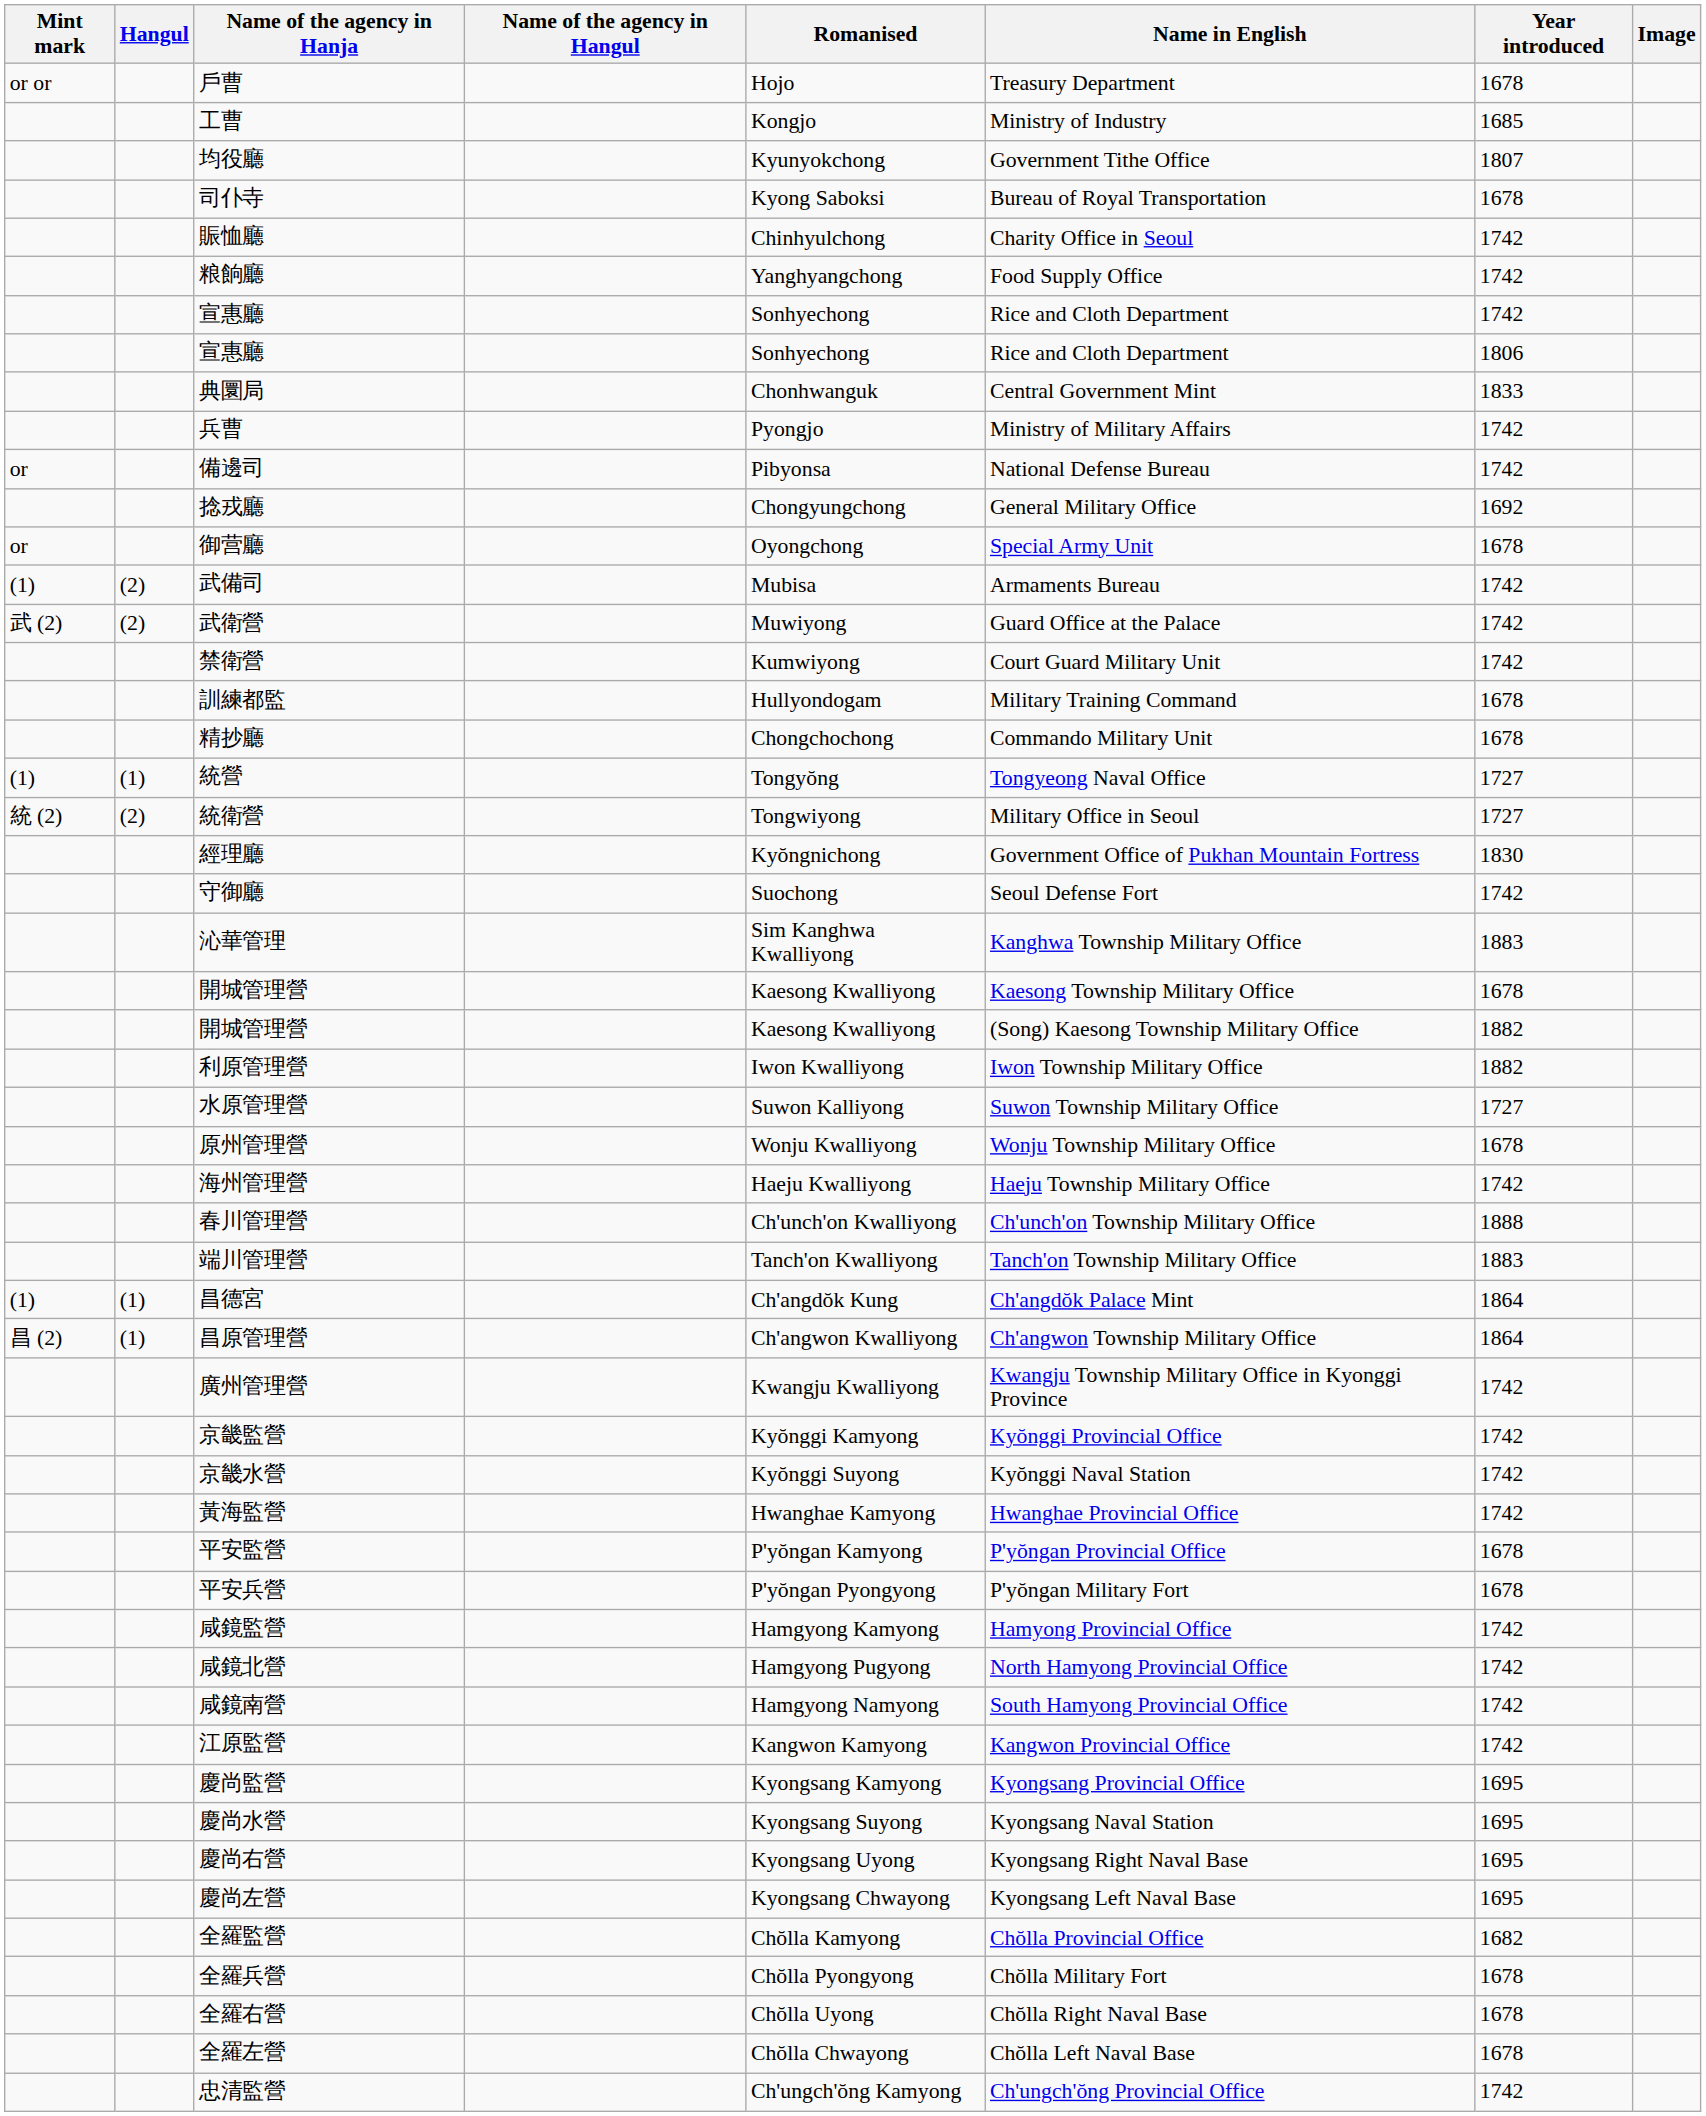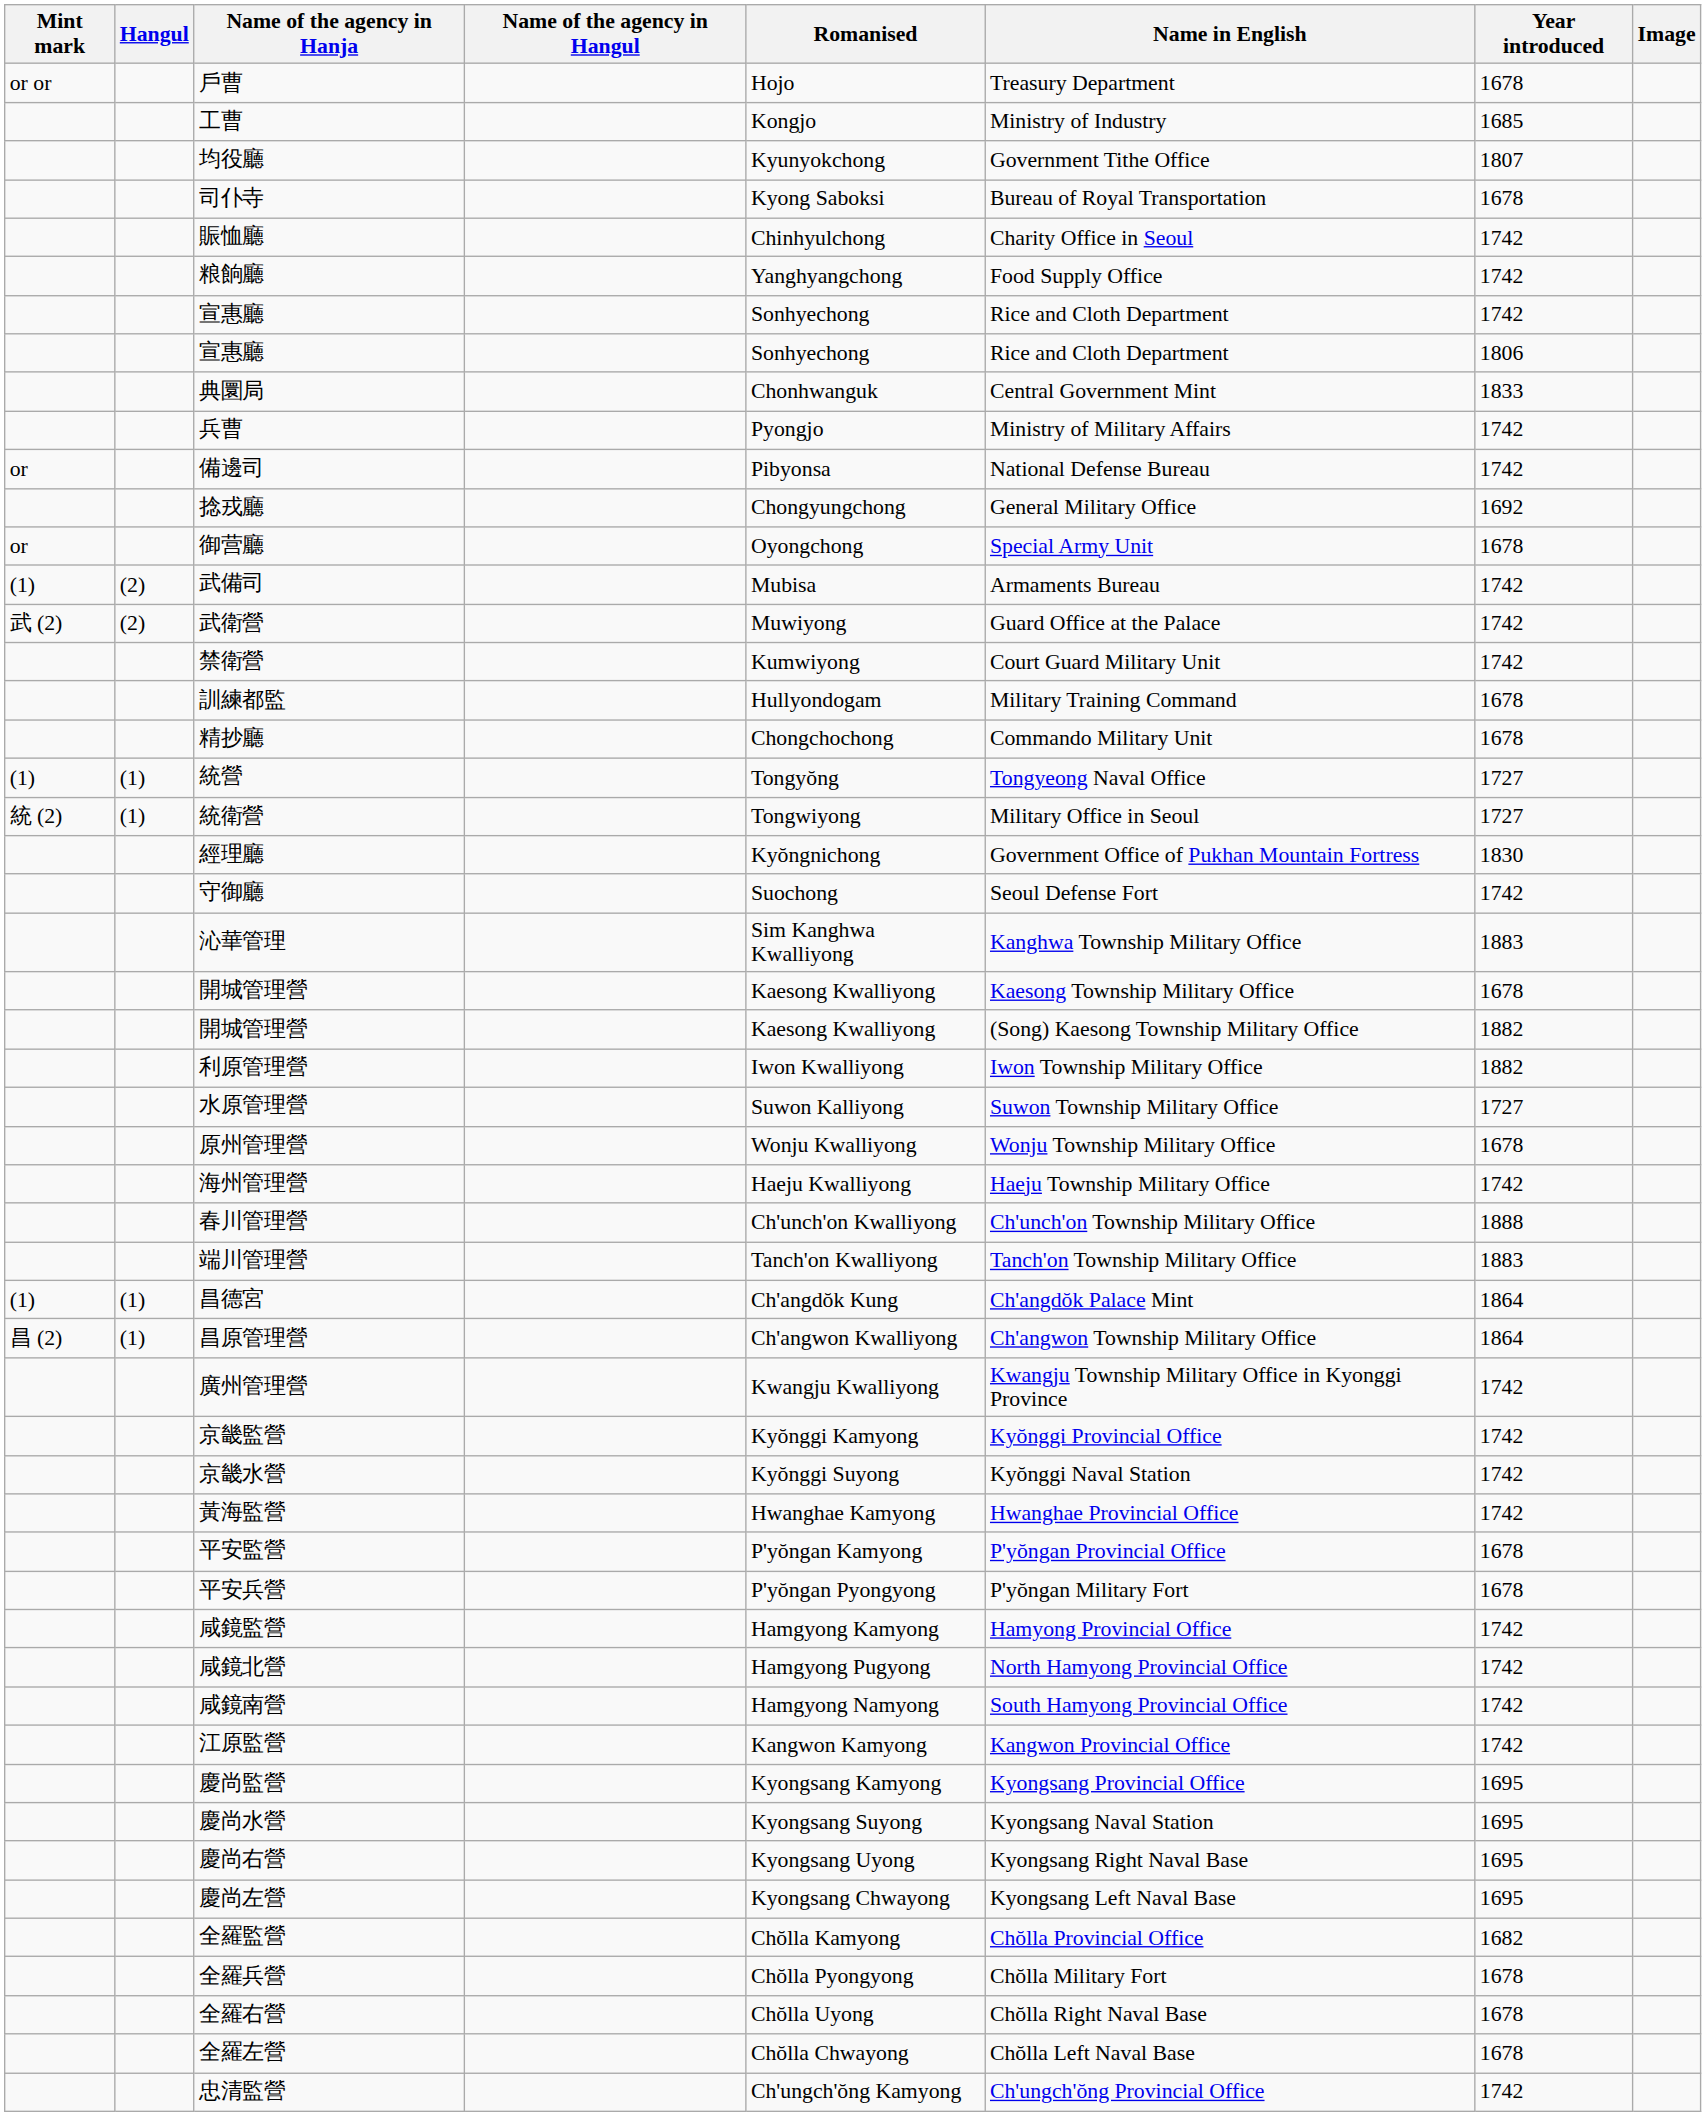(132, 815) (2) -> (132, 815) (1)
